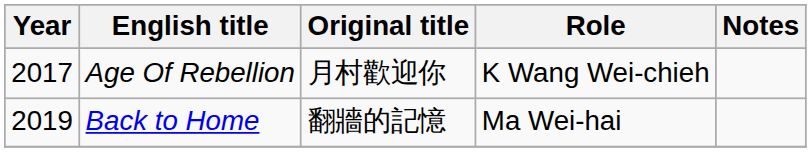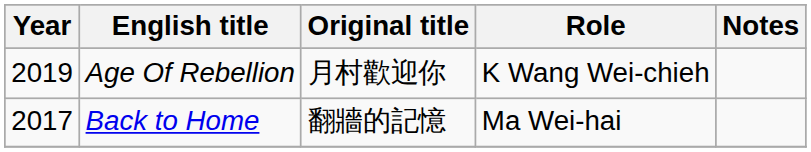(42, 72) 2017 -> (42, 72) 2019
(42, 122) 2019 -> (42, 122) 2017
